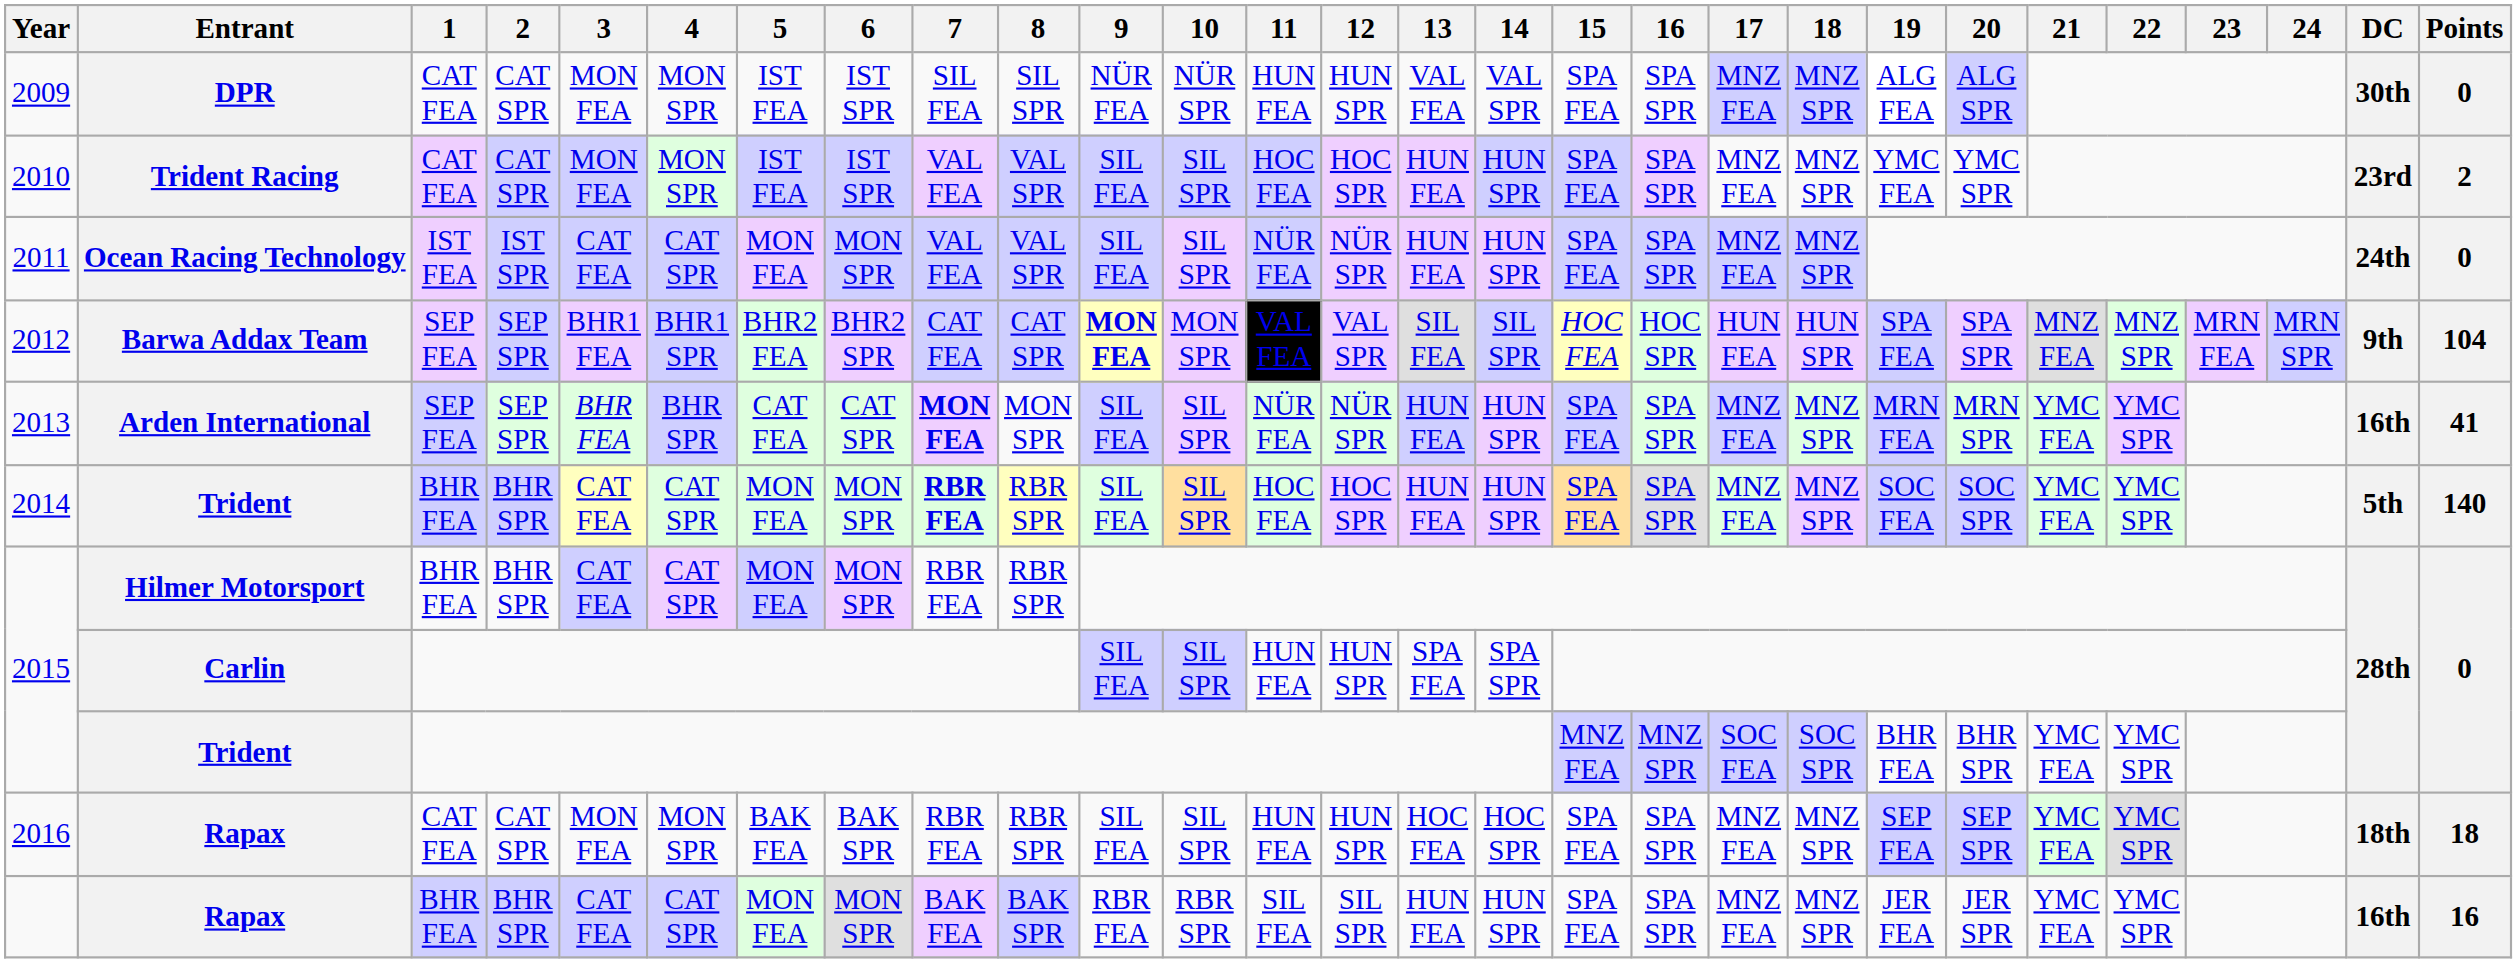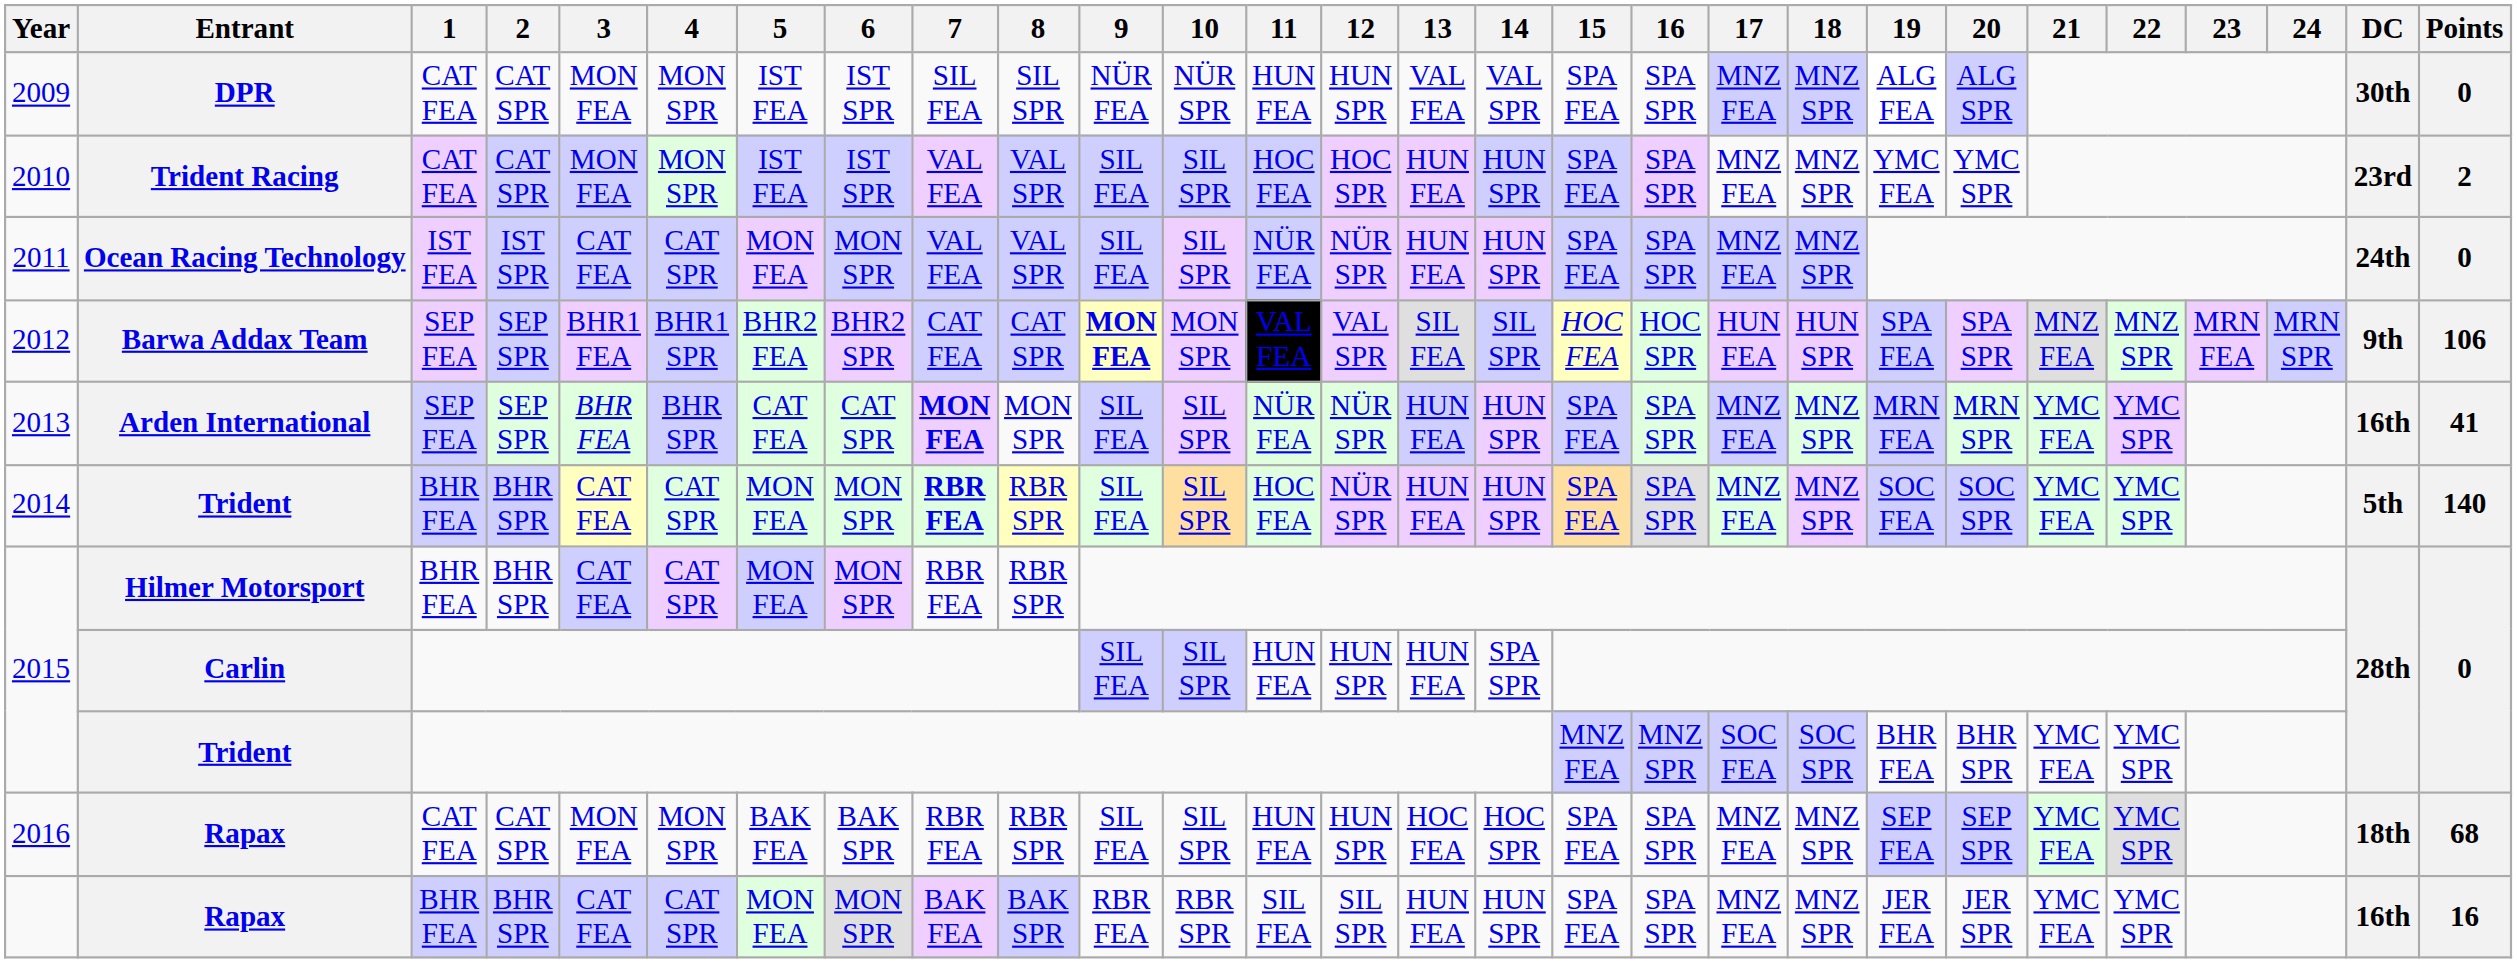(2465, 340) 104 -> (2465, 340) 106
(1361, 504) HOC SPR -> (1361, 504) NÜR SPR
(1437, 669) SPA FEA -> (1437, 669) HUN FEA
(2465, 833) 18 -> (2465, 833) 68
